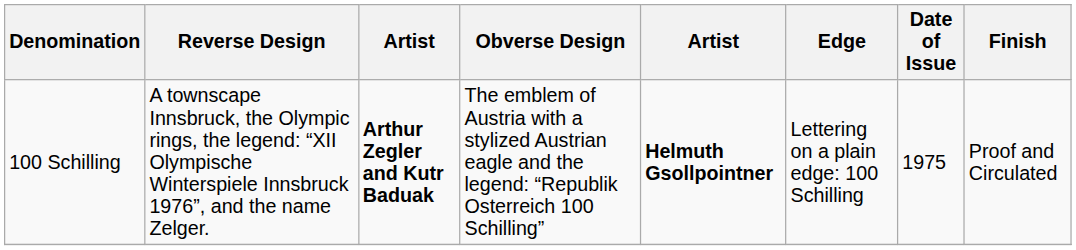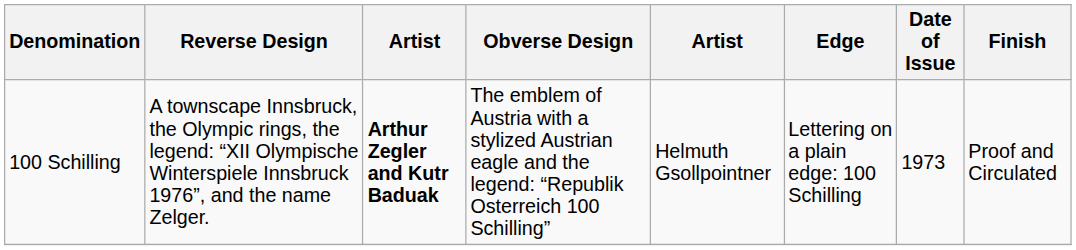(709, 162) bold -> (713, 162) normal
(924, 162) 1975 -> (923, 162) 1973
